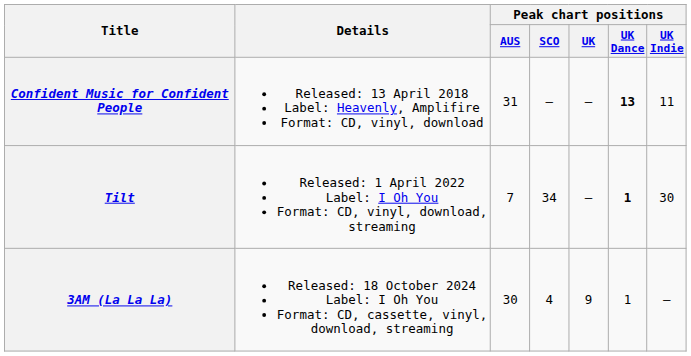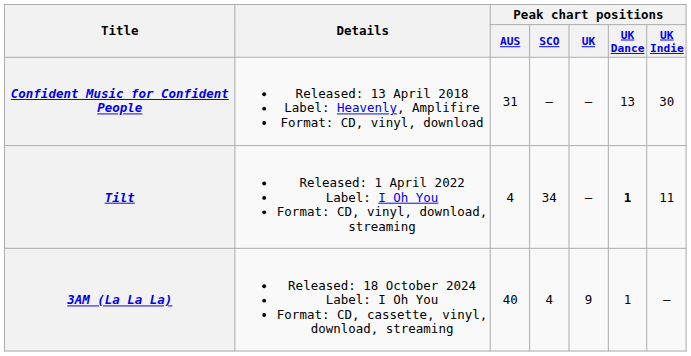(628, 101) bold -> (628, 101) normal
(667, 101) 11 -> (667, 101) 30
(510, 197) 7 -> (510, 197) 4
(667, 197) 30 -> (667, 197) 11
(510, 300) 30 -> (510, 300) 40
